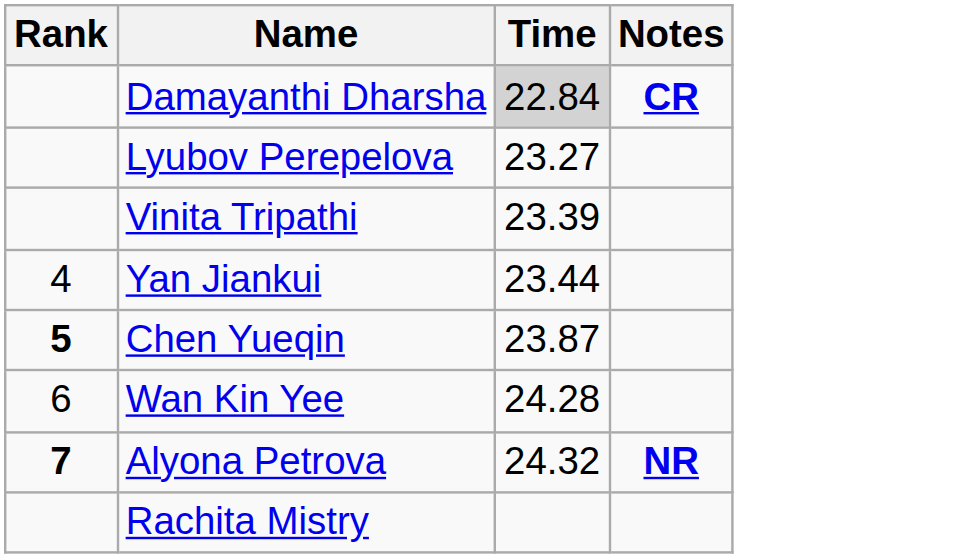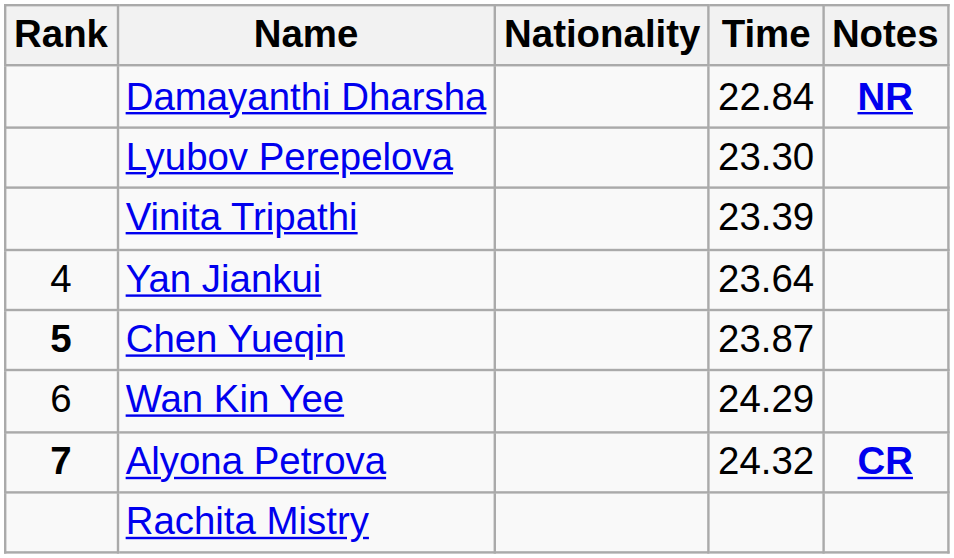+ column: (602, 34)
(552, 95) lightgrey background -> (766, 95) no background
(671, 95) CR -> (885, 95) NR
(552, 156) 23.27 -> (766, 156) 23.30
(552, 278) 23.44 -> (766, 278) 23.64
(552, 400) 24.28 -> (766, 400) 24.29
(671, 461) NR -> (885, 461) CR
